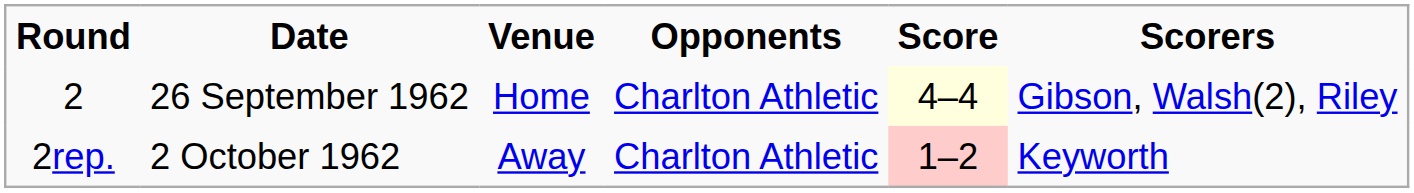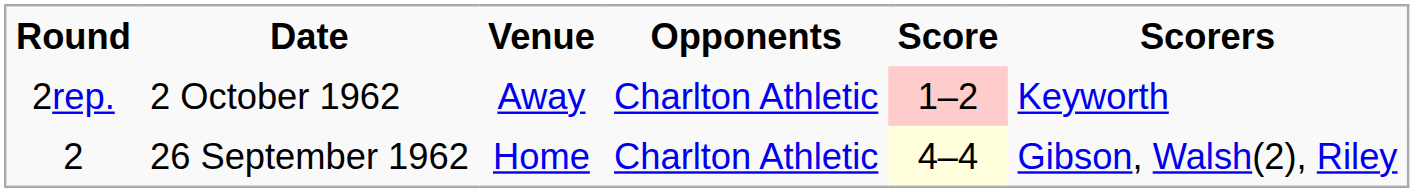rows swapped: (73, 96) <-> (73, 156)
